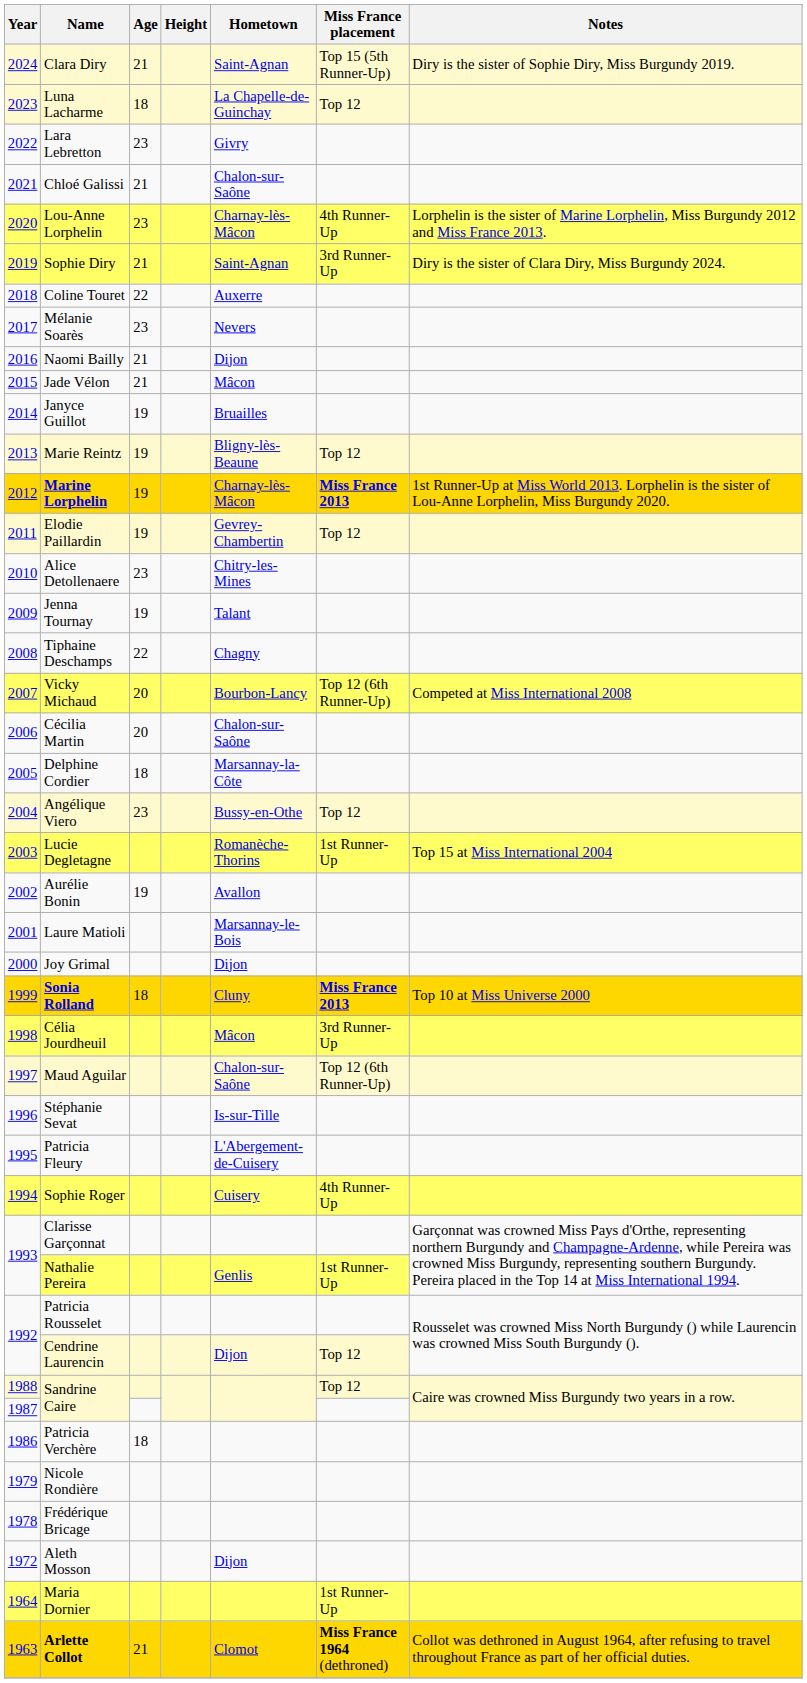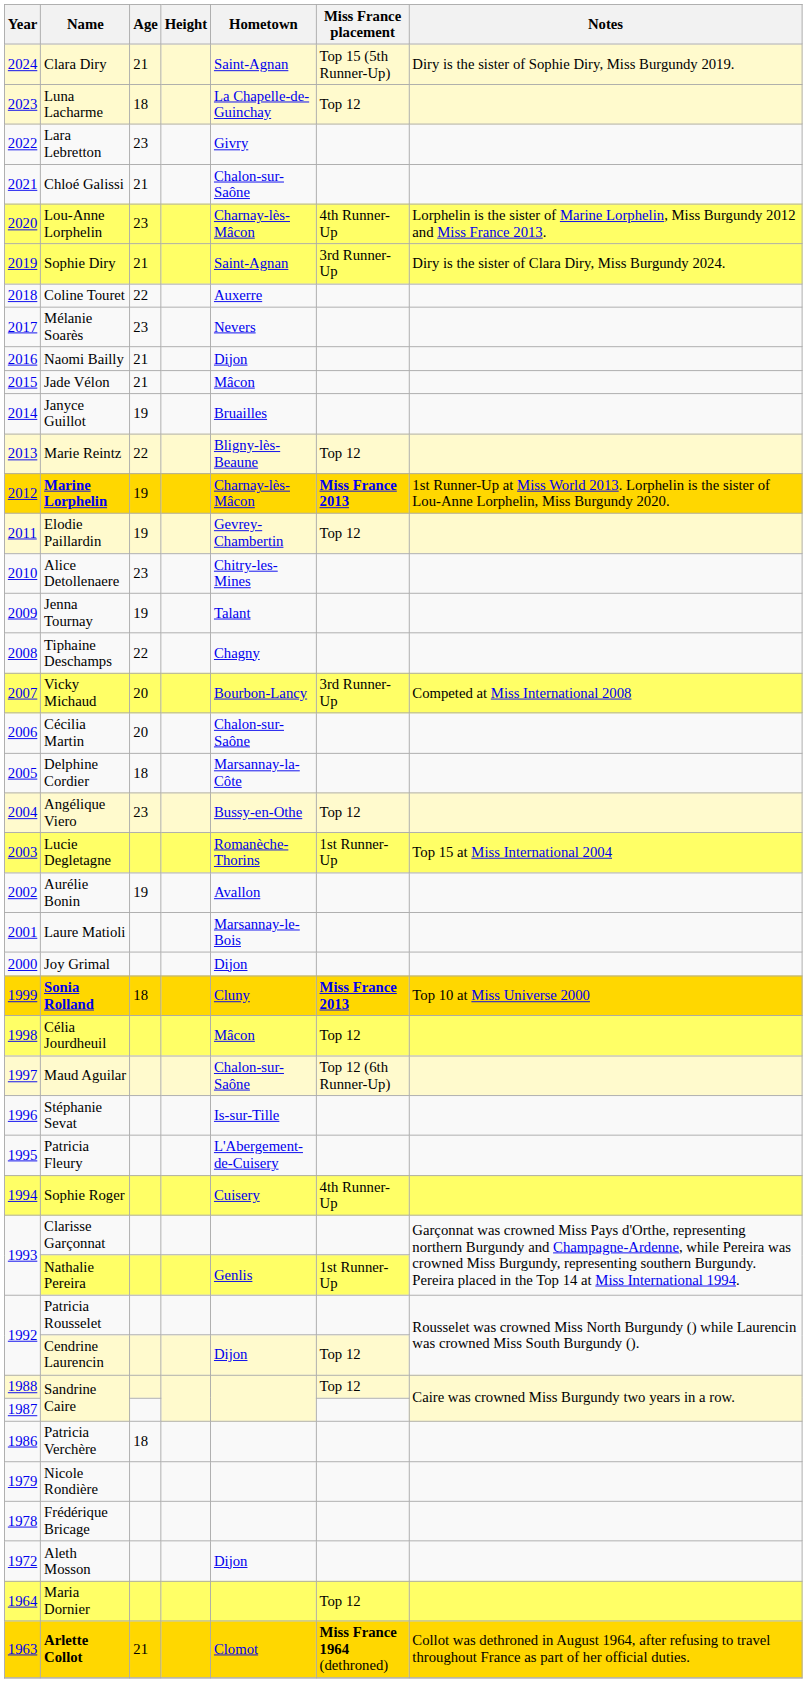(141, 453) 19 -> (141, 453) 22
(355, 693) Top 12 (6th Runner-Up) -> (355, 693) 3rd Runner-Up
(355, 1035) 3rd Runner-Up -> (340, 1035) Top 12
(354, 1601) 1st Runner-Up -> (340, 1601) Top 12
